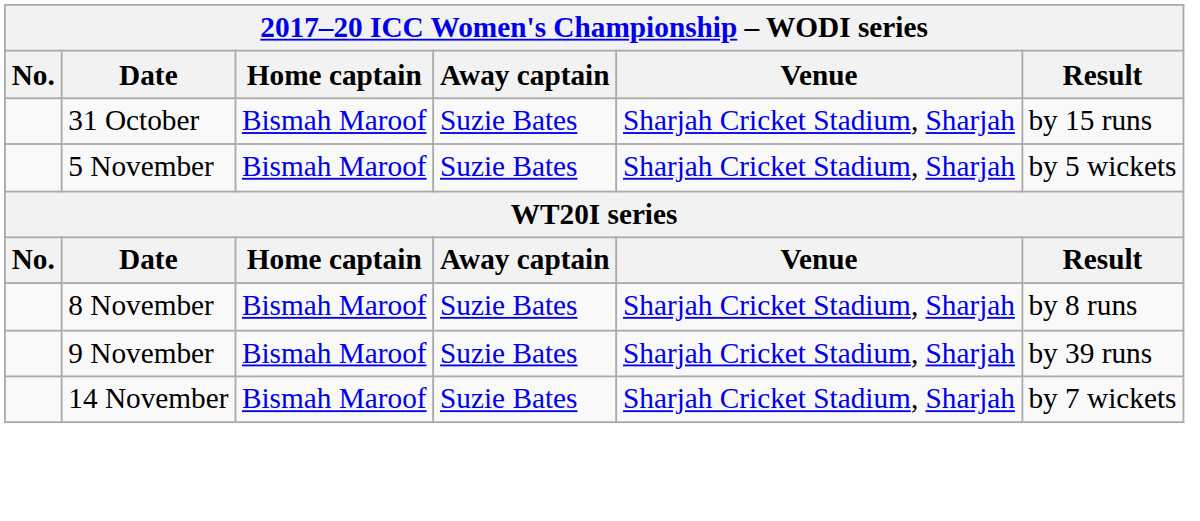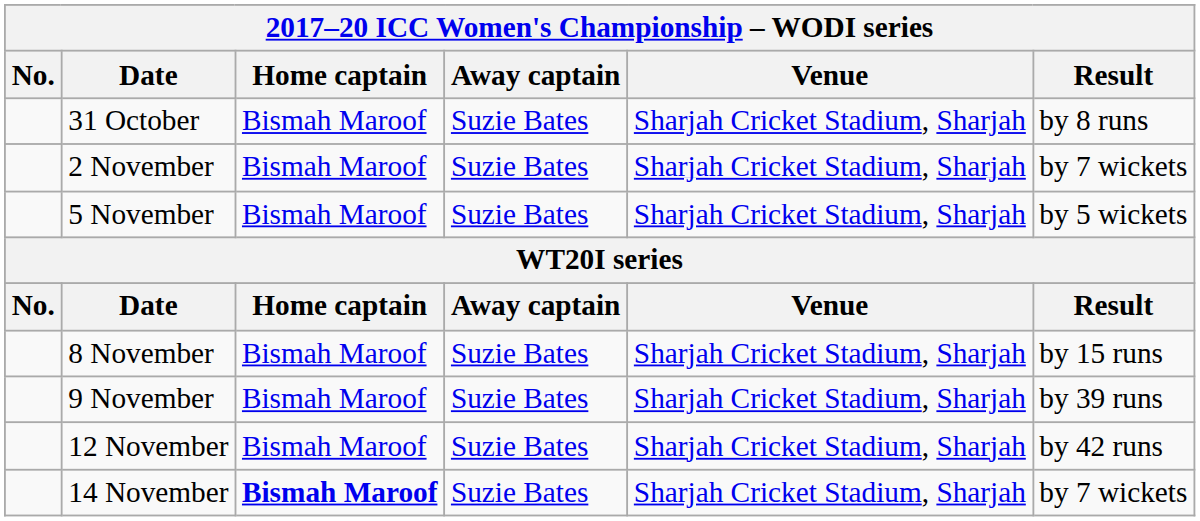(1090, 120) by 15 runs -> (1094, 120) by 8 runs
+ row: (141, 167)
(1083, 306) by 8 runs -> (1101, 352) by 15 runs
+ row: (148, 445)
(334, 399) normal -> (340, 492) bold
